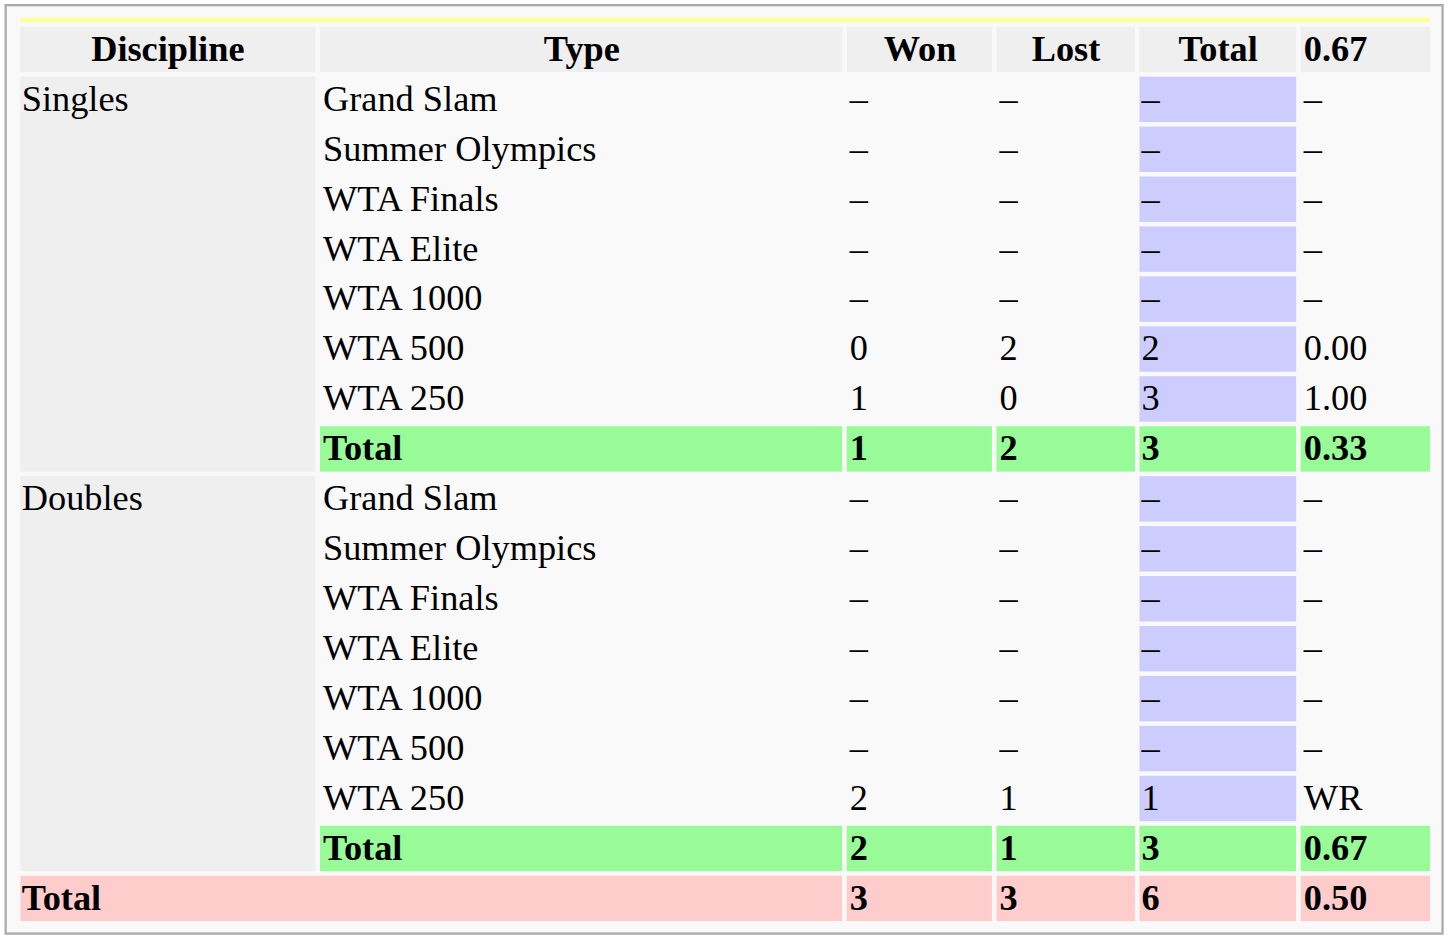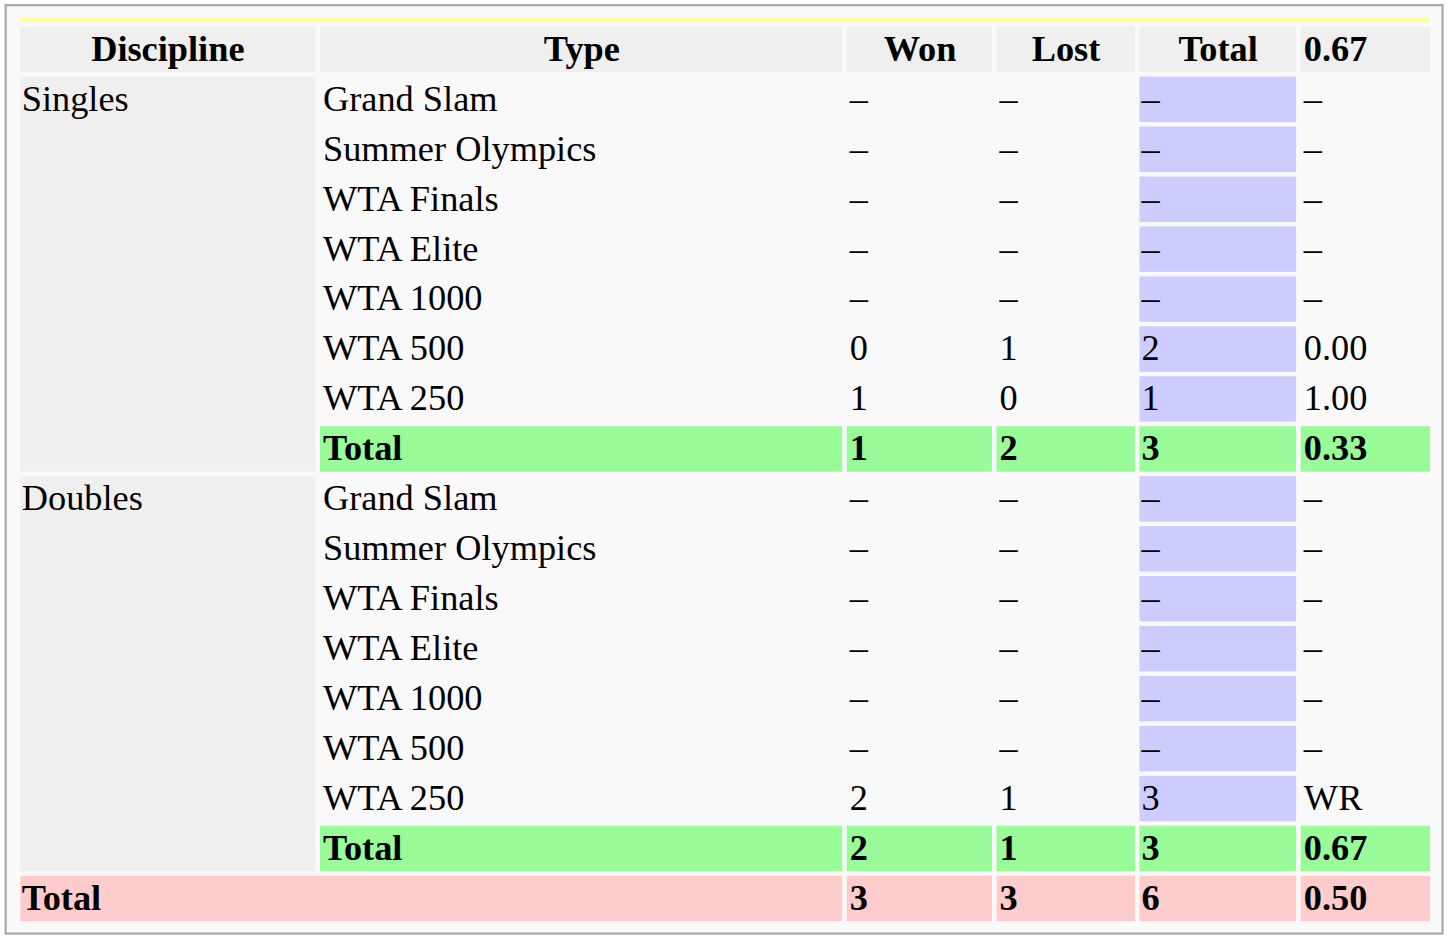(1009, 348) 2 -> (1009, 348) 1
(1151, 398) 3 -> (1151, 398) 1
(1151, 798) 1 -> (1151, 798) 3
